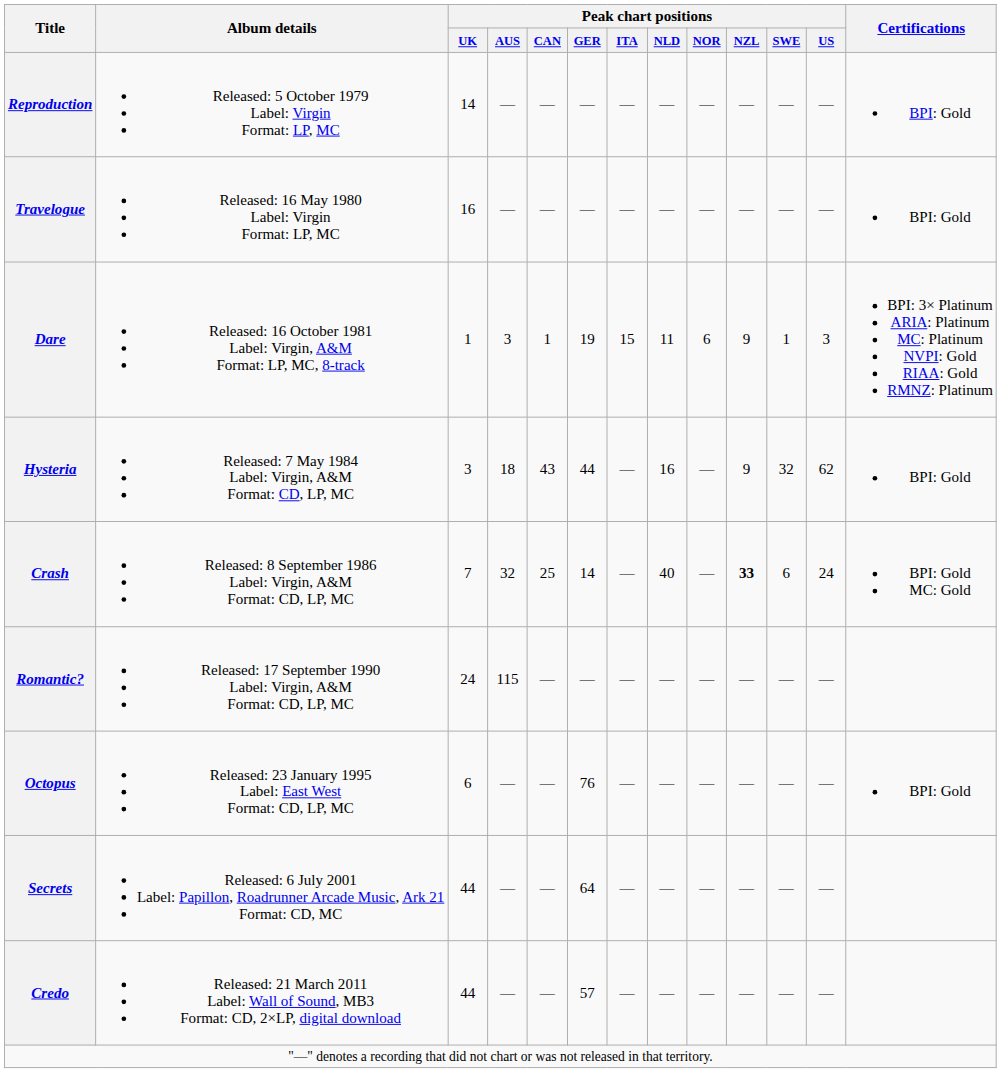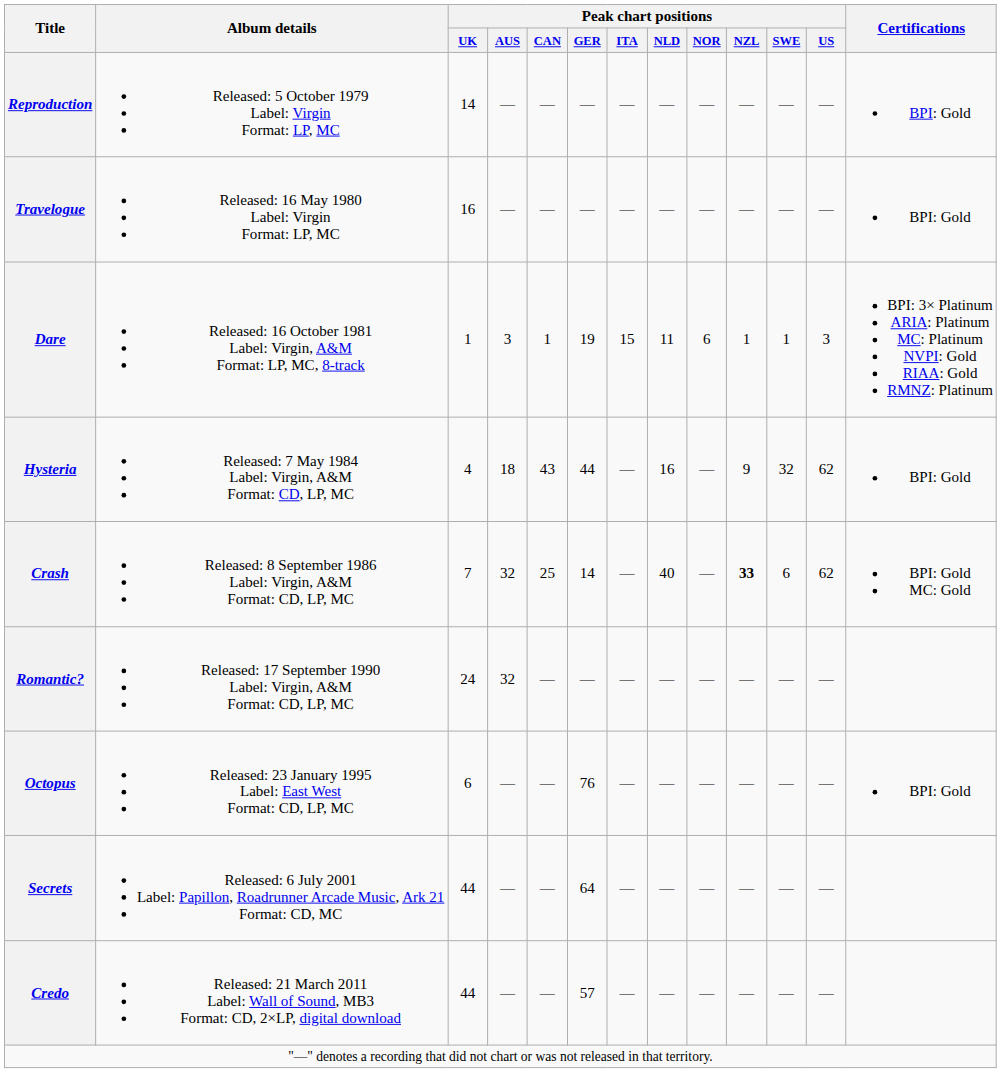(747, 339) 9 -> (747, 339) 1
(468, 469) 3 -> (468, 469) 4
(826, 574) 24 -> (826, 574) 62
(508, 678) 115 -> (508, 678) 32
